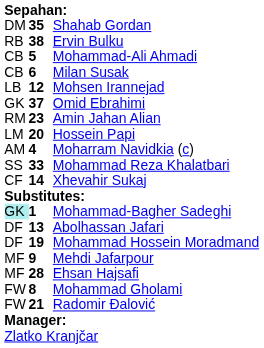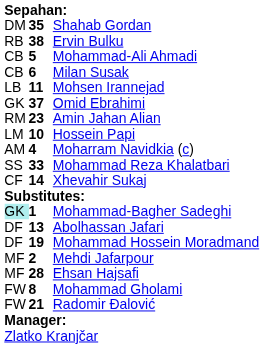(36, 87) 12 -> (36, 87) 11
(36, 134) 20 -> (36, 134) 10
(32, 258) 9 -> (32, 258) 2
